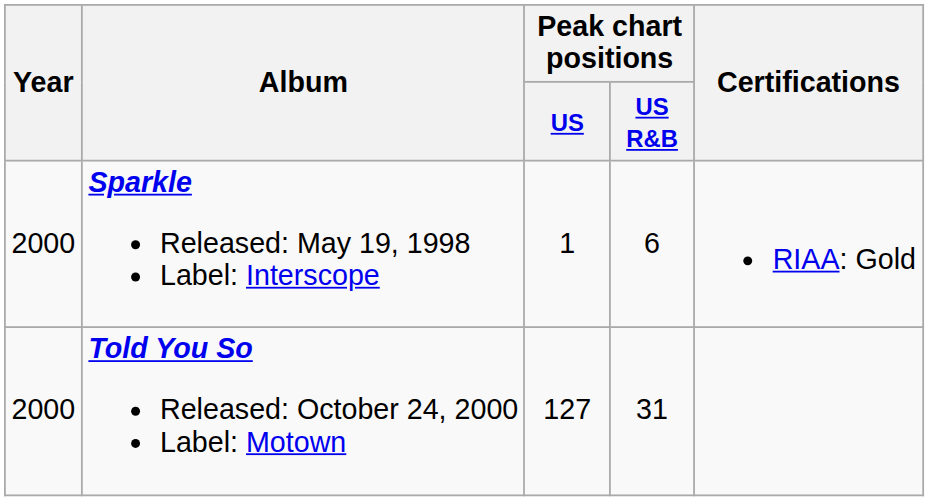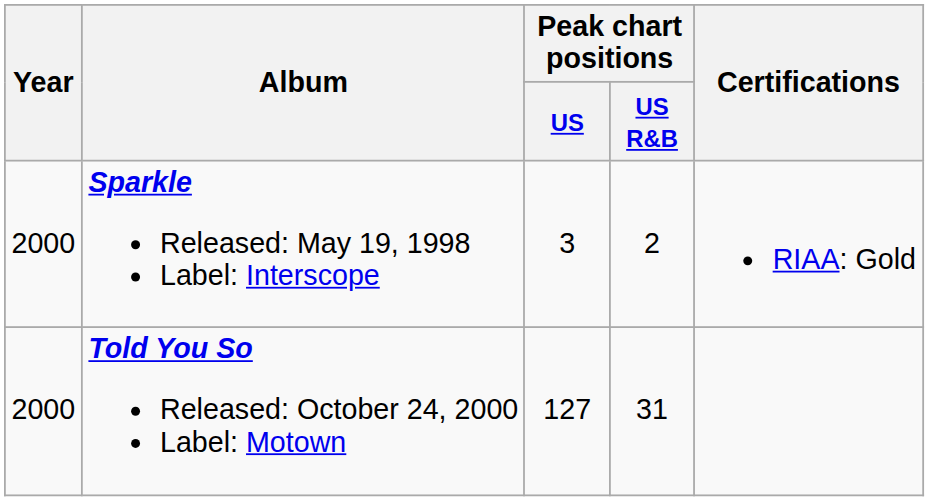(567, 243) 1 -> (567, 243) 3
(652, 243) 6 -> (652, 243) 2
